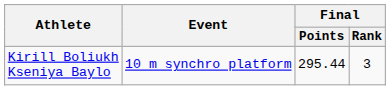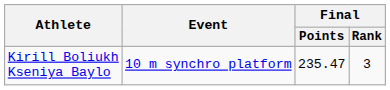(322, 65) 295.44 -> (322, 65) 235.47
